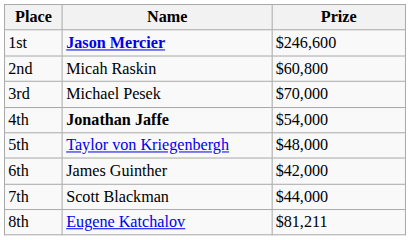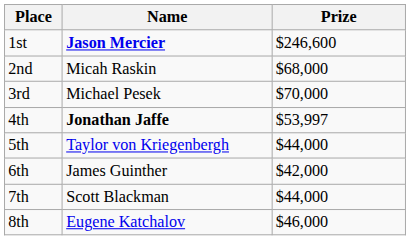(302, 68) $60,800 -> (302, 68) $68,000
(302, 119) $54,000 -> (302, 119) $53,997
(302, 145) $48,000 -> (302, 145) $44,000
(302, 222) $81,211 -> (302, 222) $46,000
